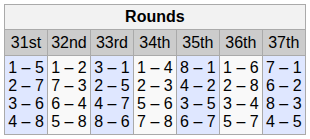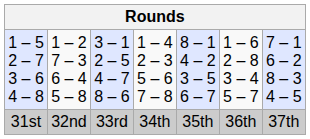rows swapped: (26, 42) <-> (26, 94)
